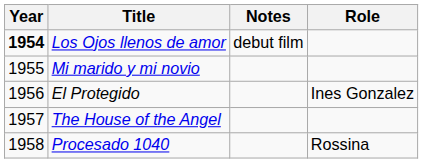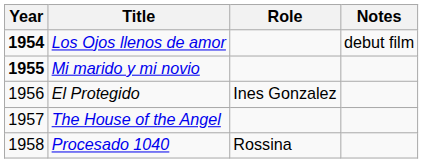columns swapped: (362, 17) <-> (268, 17)
(26, 68) normal -> (26, 68) bold
